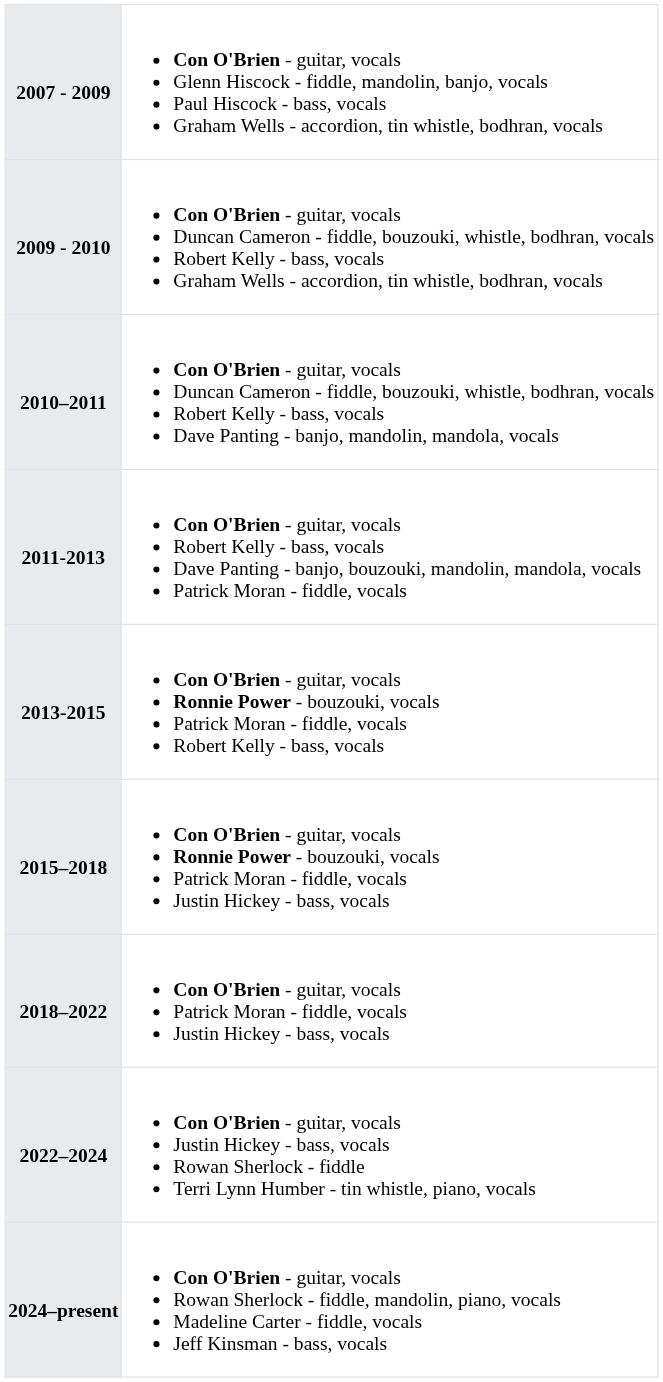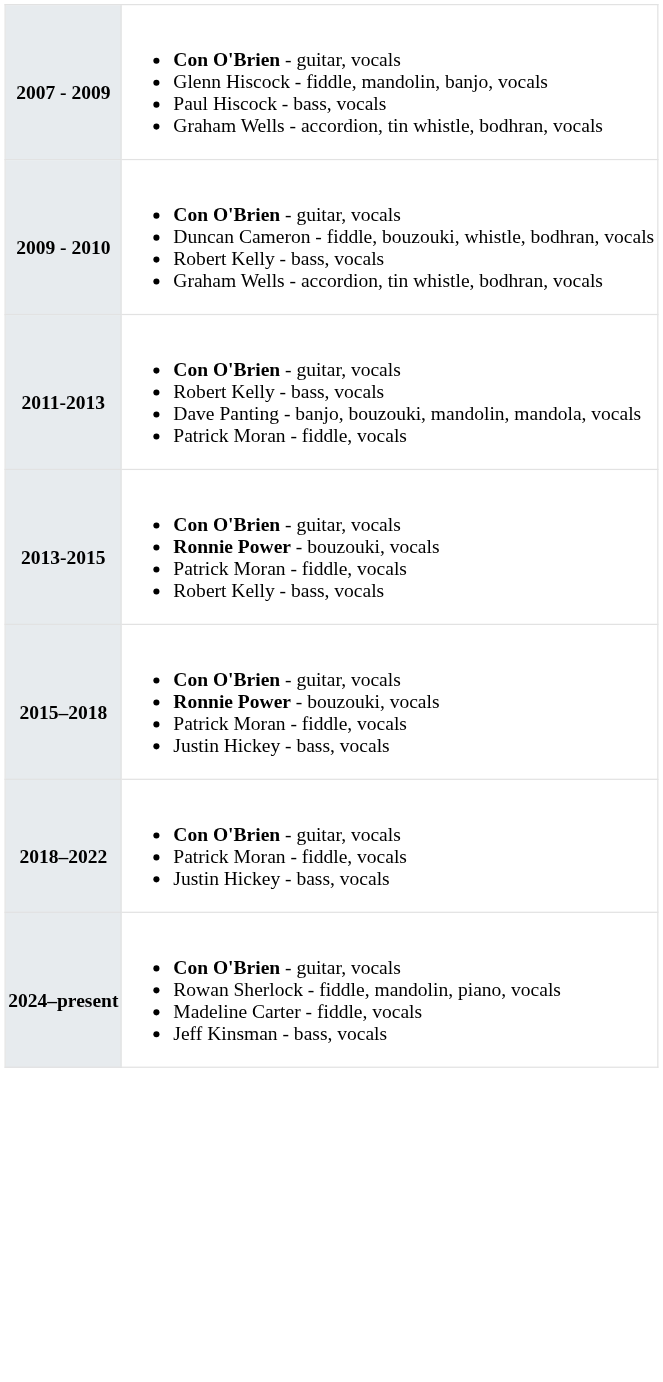- row: (63, 402)
- row: (63, 1155)
